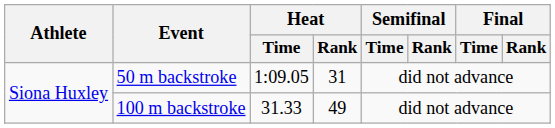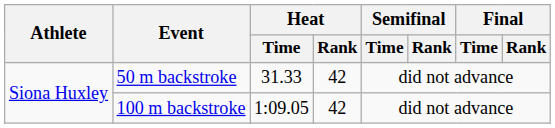(281, 78) 1:09.05 -> (281, 78) 31.33
(337, 78) 31 -> (337, 78) 42
(281, 108) 31.33 -> (281, 108) 1:09.05
(337, 108) 49 -> (337, 108) 42
